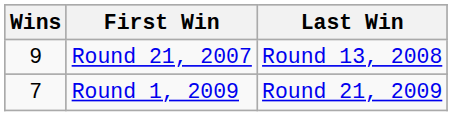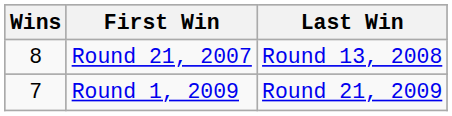(36, 57) 9 -> (36, 57) 8
